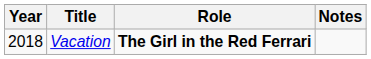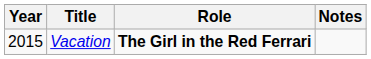(26, 41) 2018 -> (26, 41) 2015
